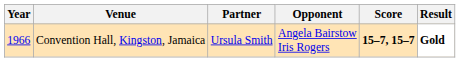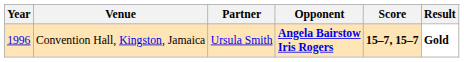(19, 40) 1966 -> (19, 40) 1996
(317, 40) normal -> (319, 40) bold
